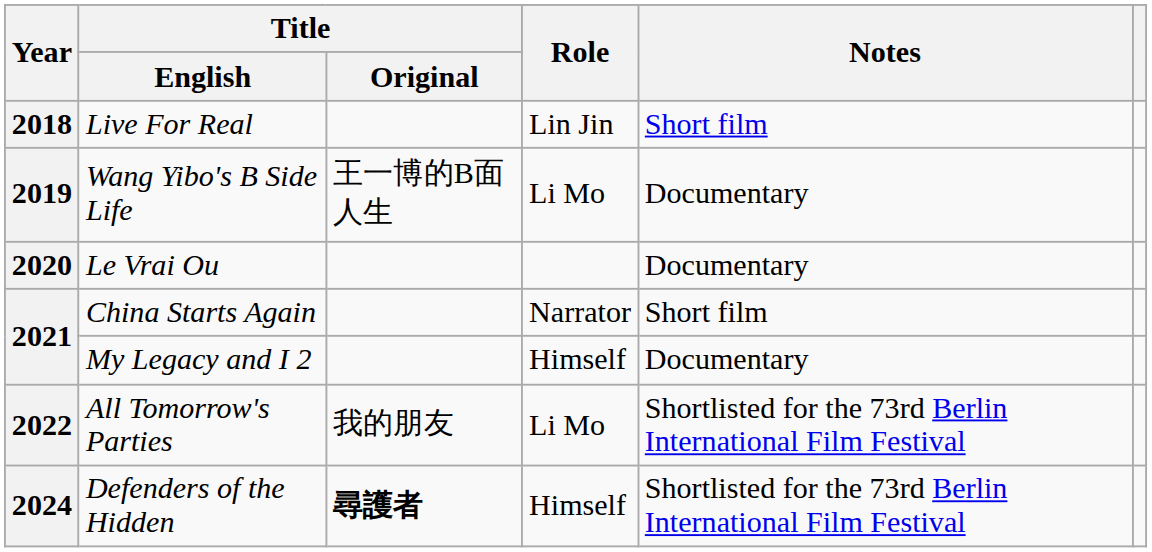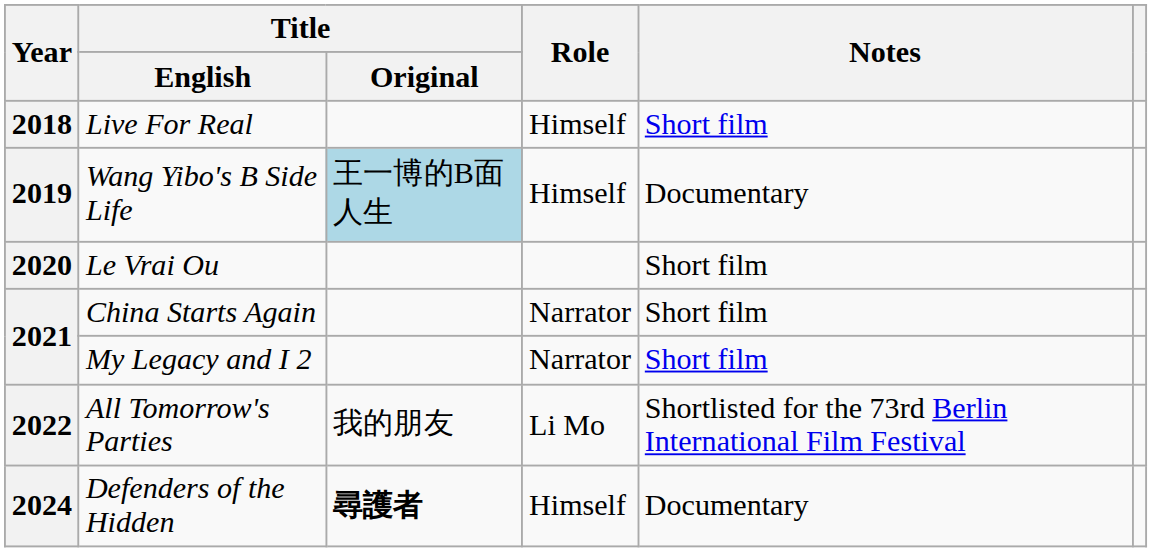(571, 123) Lin Jin -> (578, 123) Himself
(419, 193) no background -> (419, 193) lightblue background
(567, 194) Li Mo -> (578, 194) Himself
(727, 264) Documentary -> (706, 264) Short film
(578, 359) Himself -> (580, 359) Narrator
(727, 359) Documentary -> (706, 359) Short film
(826, 505) Shortlisted for the 73rd Berlin International Film Festival -> (727, 505) Documentary
